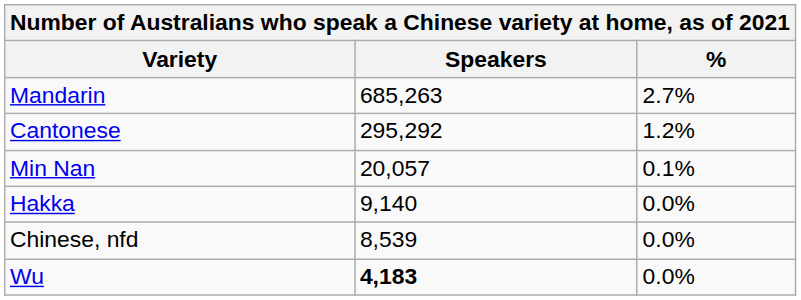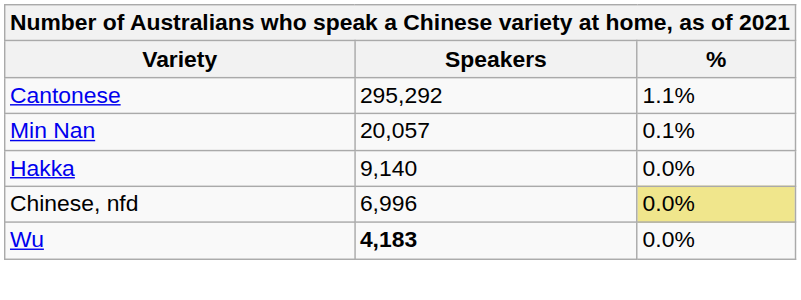- row: (58, 95)
(669, 131) 1.2% -> (669, 95) 1.1%
(389, 240) 8,539 -> (389, 204) 6,996
(669, 240) no background -> (669, 204) khaki background
